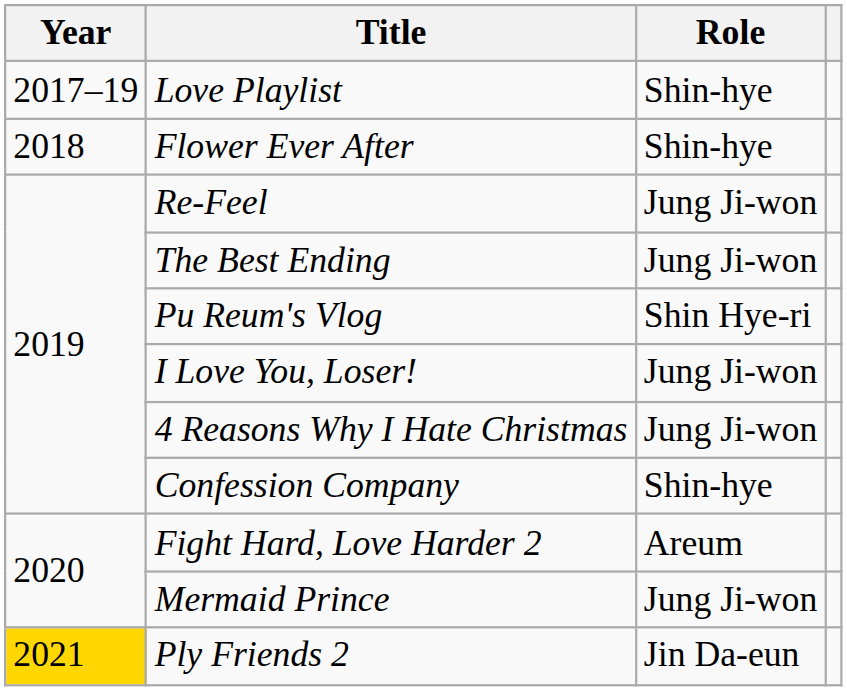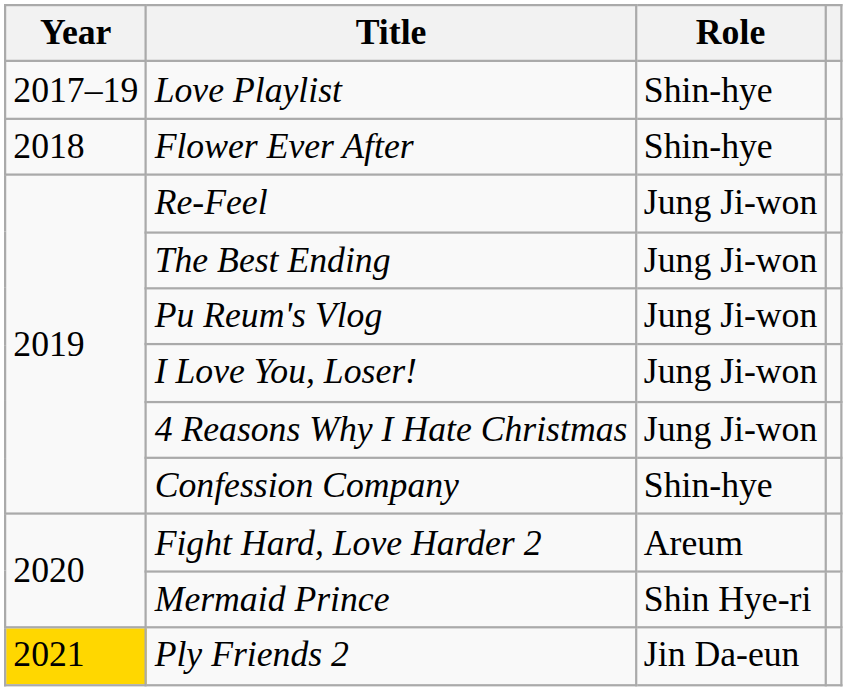(728, 315) Shin Hye-ri -> (731, 315) Jung Ji-won
(731, 598) Jung Ji-won -> (728, 598) Shin Hye-ri
